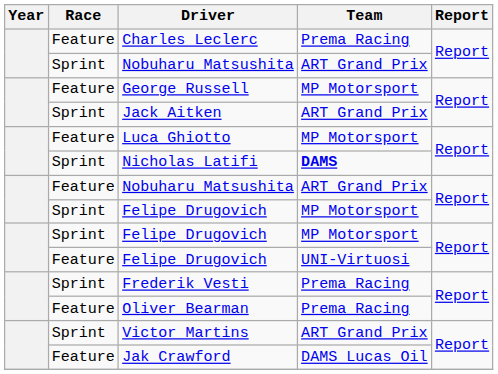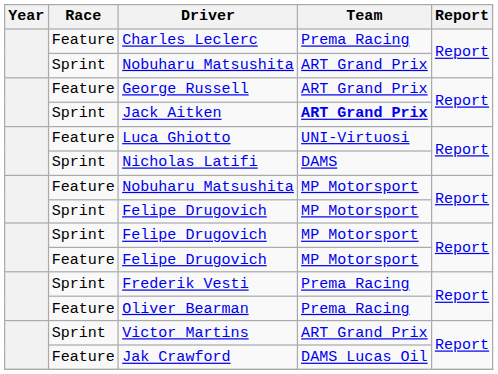(360, 90) MP Motorsport -> (364, 90) ART Grand Prix
(364, 114) normal -> (364, 114) bold
(360, 139) MP Motorsport -> (355, 139) UNI-Virtuosi
(319, 163) bold -> (319, 163) normal
(364, 187) ART Grand Prix -> (360, 187) MP Motorsport
(355, 260) UNI-Virtuosi -> (360, 260) MP Motorsport
